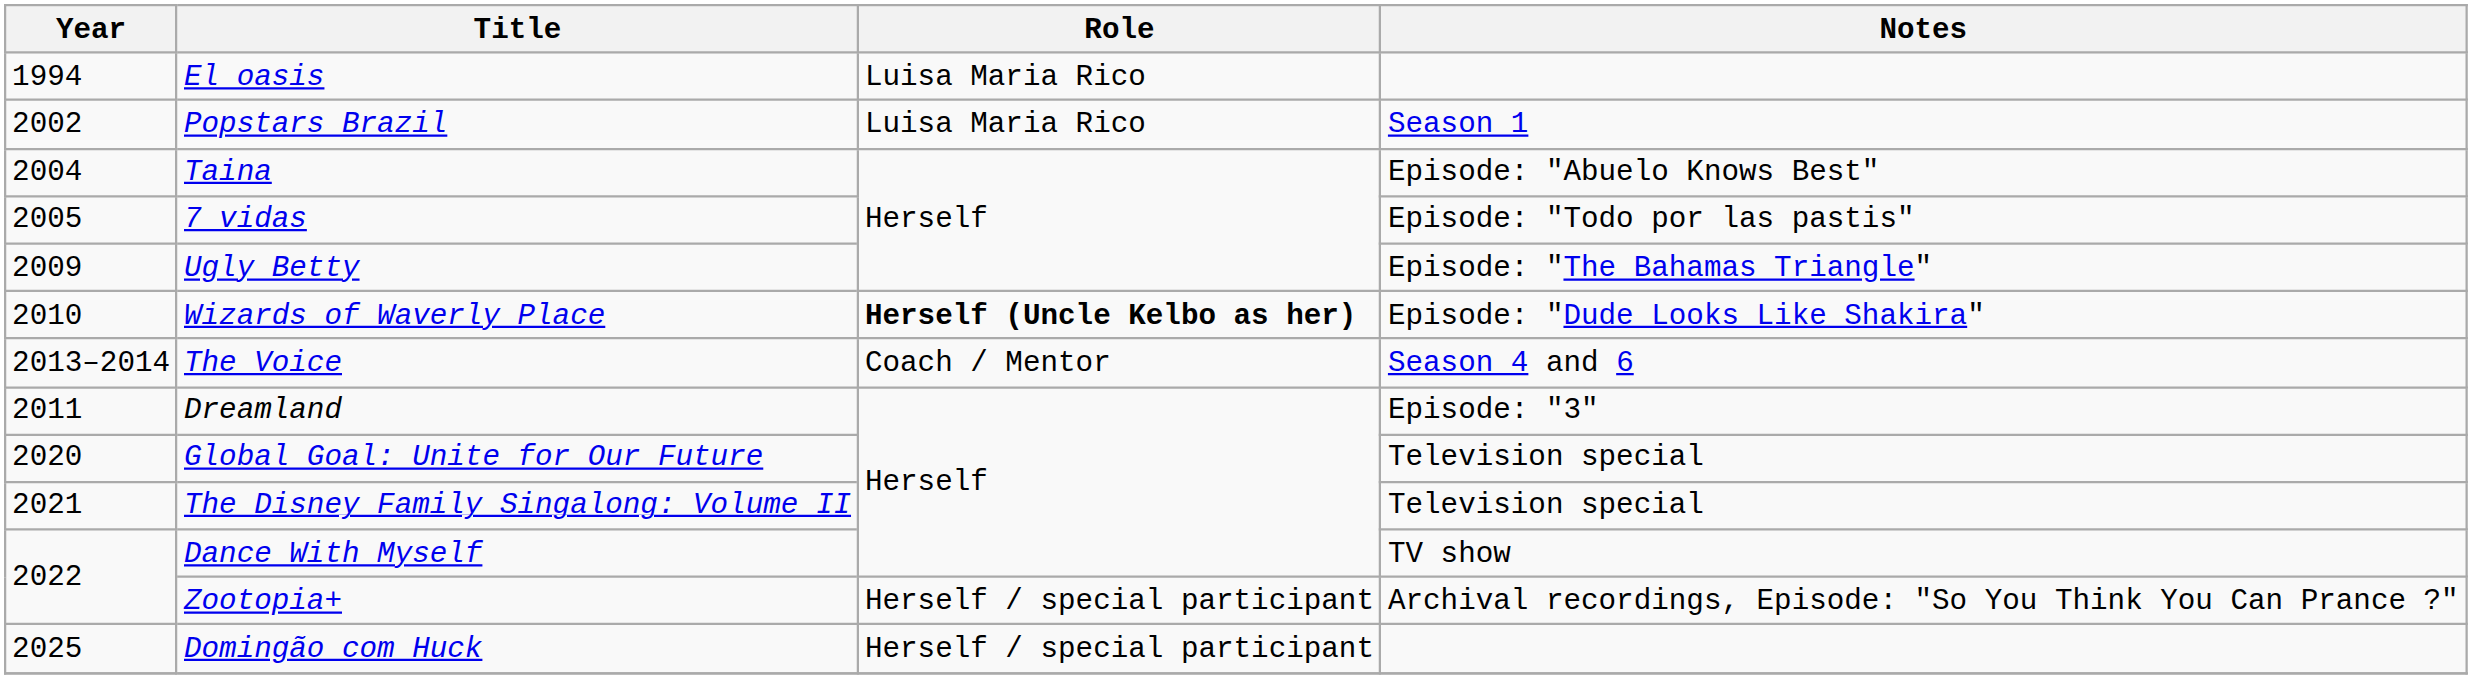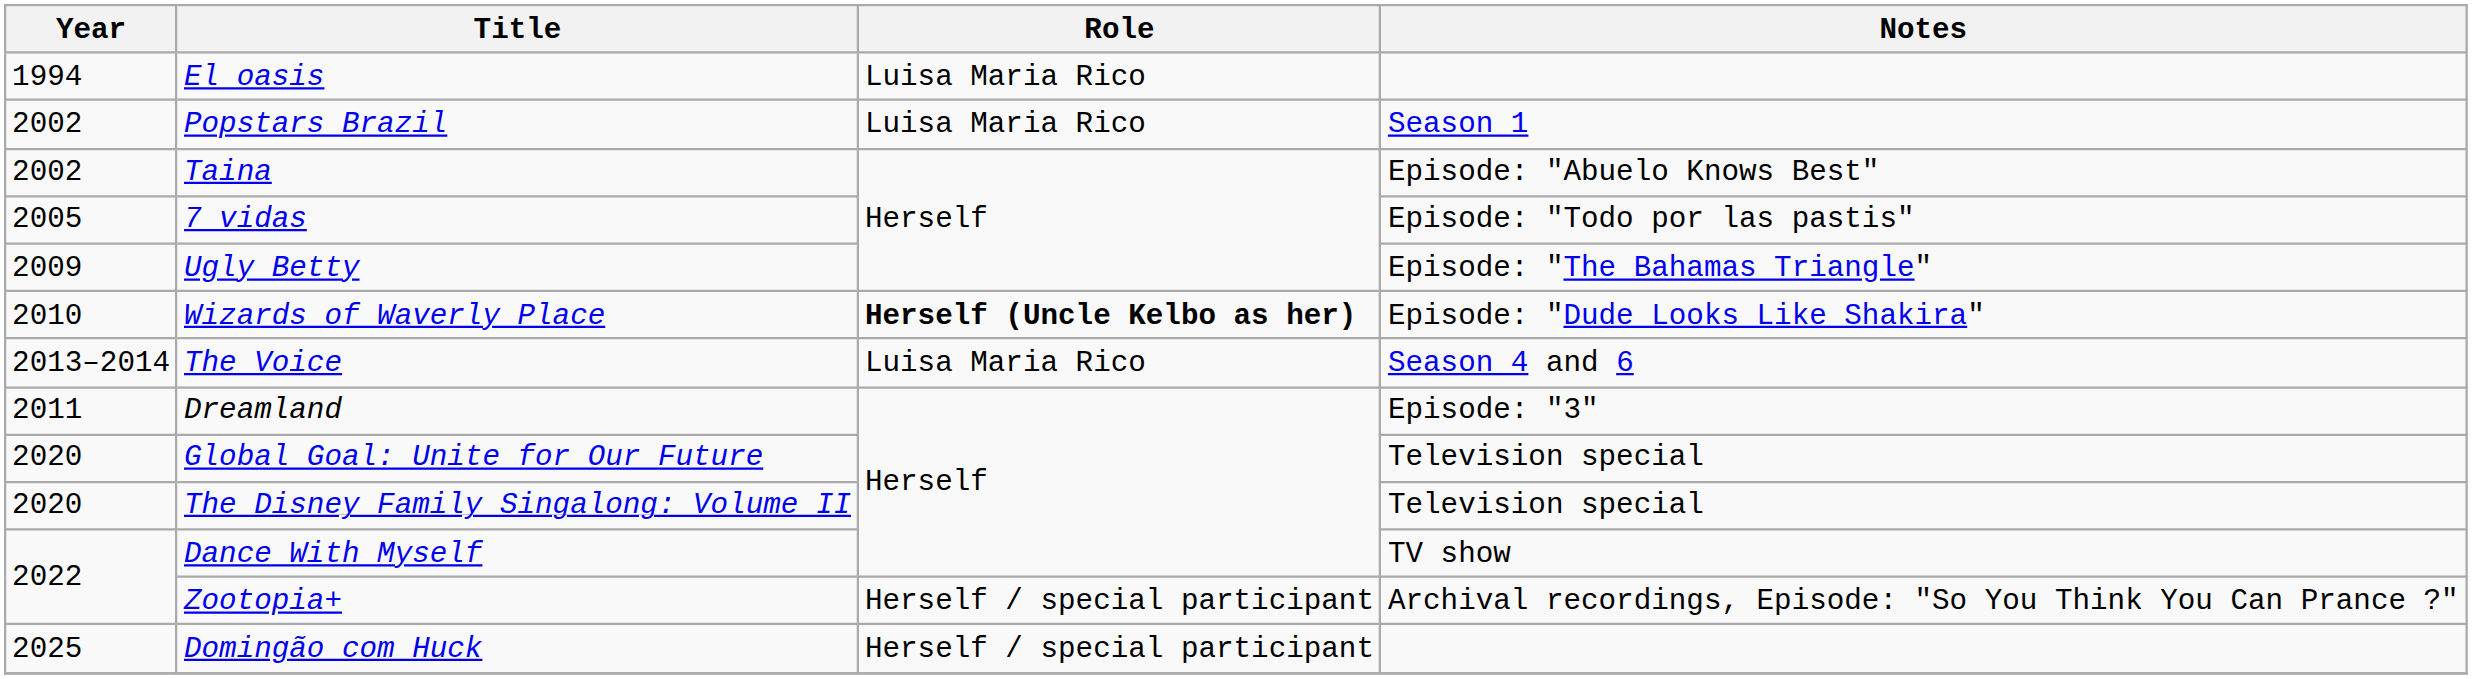(47, 172) 2004 -> (47, 172) 2002
(988, 363) Coach / Mentor -> (1005, 363) Luisa Maria Rico
(47, 506) 2021 -> (47, 506) 2020
